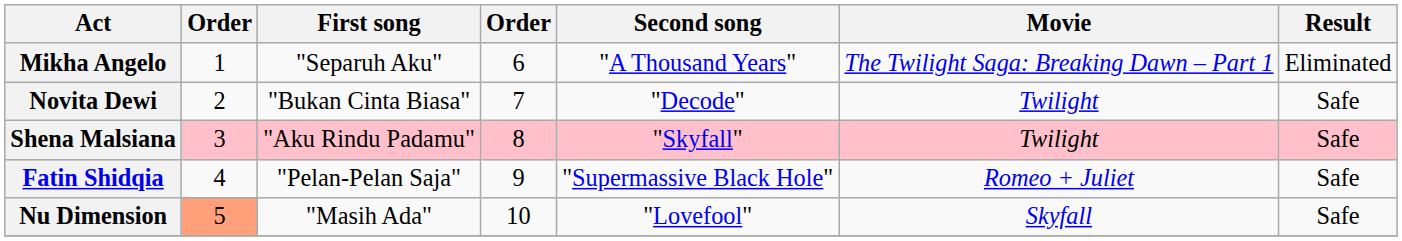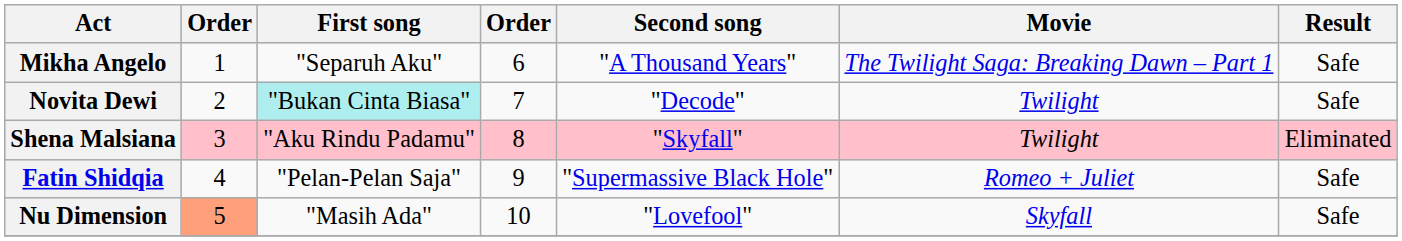(1338, 62) Eliminated -> (1338, 62) Safe
(369, 100) no background -> (369, 100) paleturquoise background
(1338, 139) Safe -> (1338, 139) Eliminated
